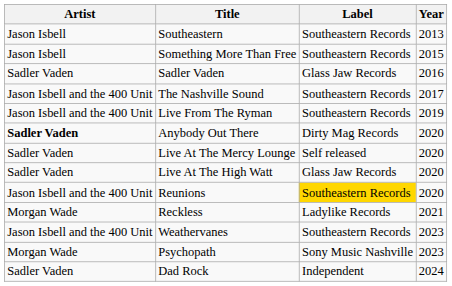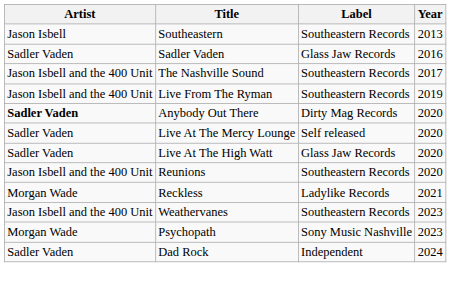- row: (227, 53)
(356, 192) gold background -> (355, 172) no background
